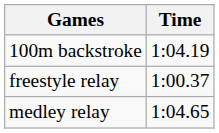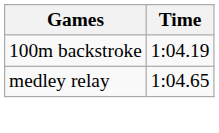- row: (64, 81)
